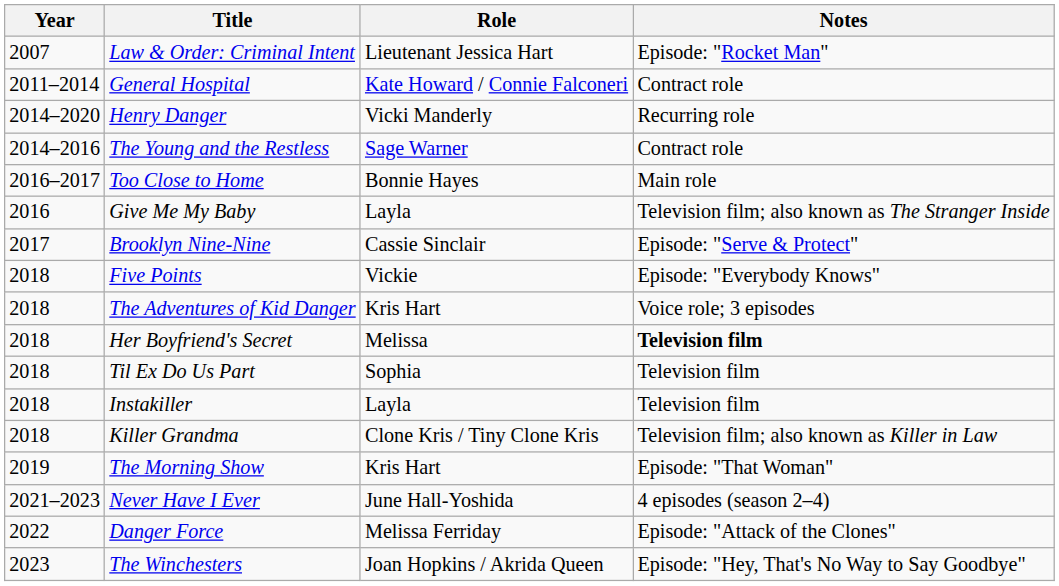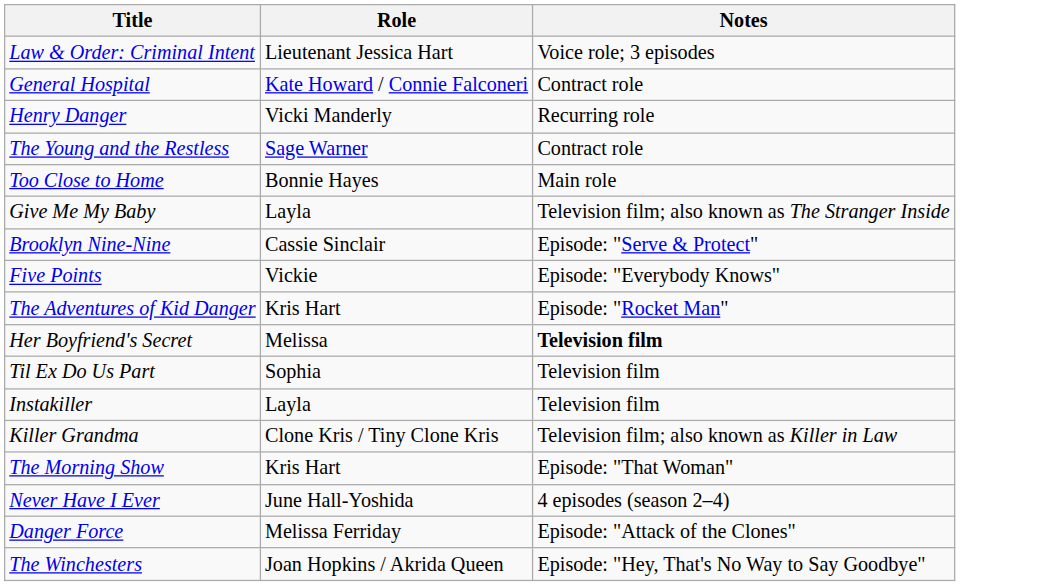- column: (55, 20)
(733, 52) Episode: "Rocket Man" -> (626, 52) Voice role; 3 episodes
(726, 308) Voice role; 3 episodes -> (633, 308) Episode: "Rocket Man"
